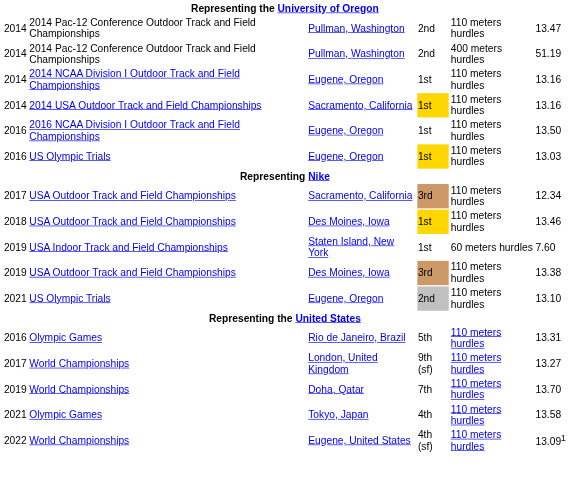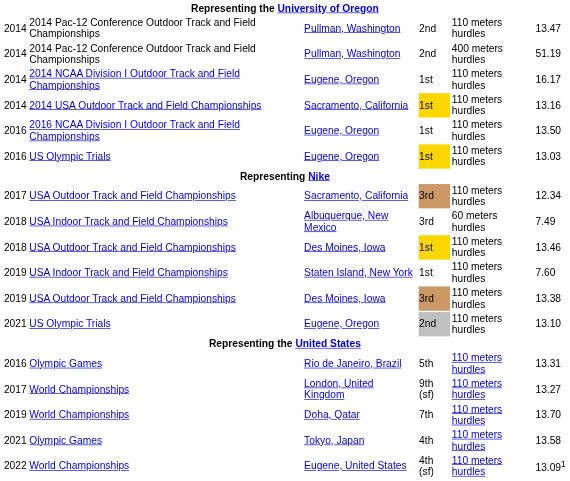(548, 79) 13.16 -> (548, 79) 16.17
+ row: (15, 221)
(492, 247) 60 meters hurdles -> (477, 273) 110 meters hurdles
